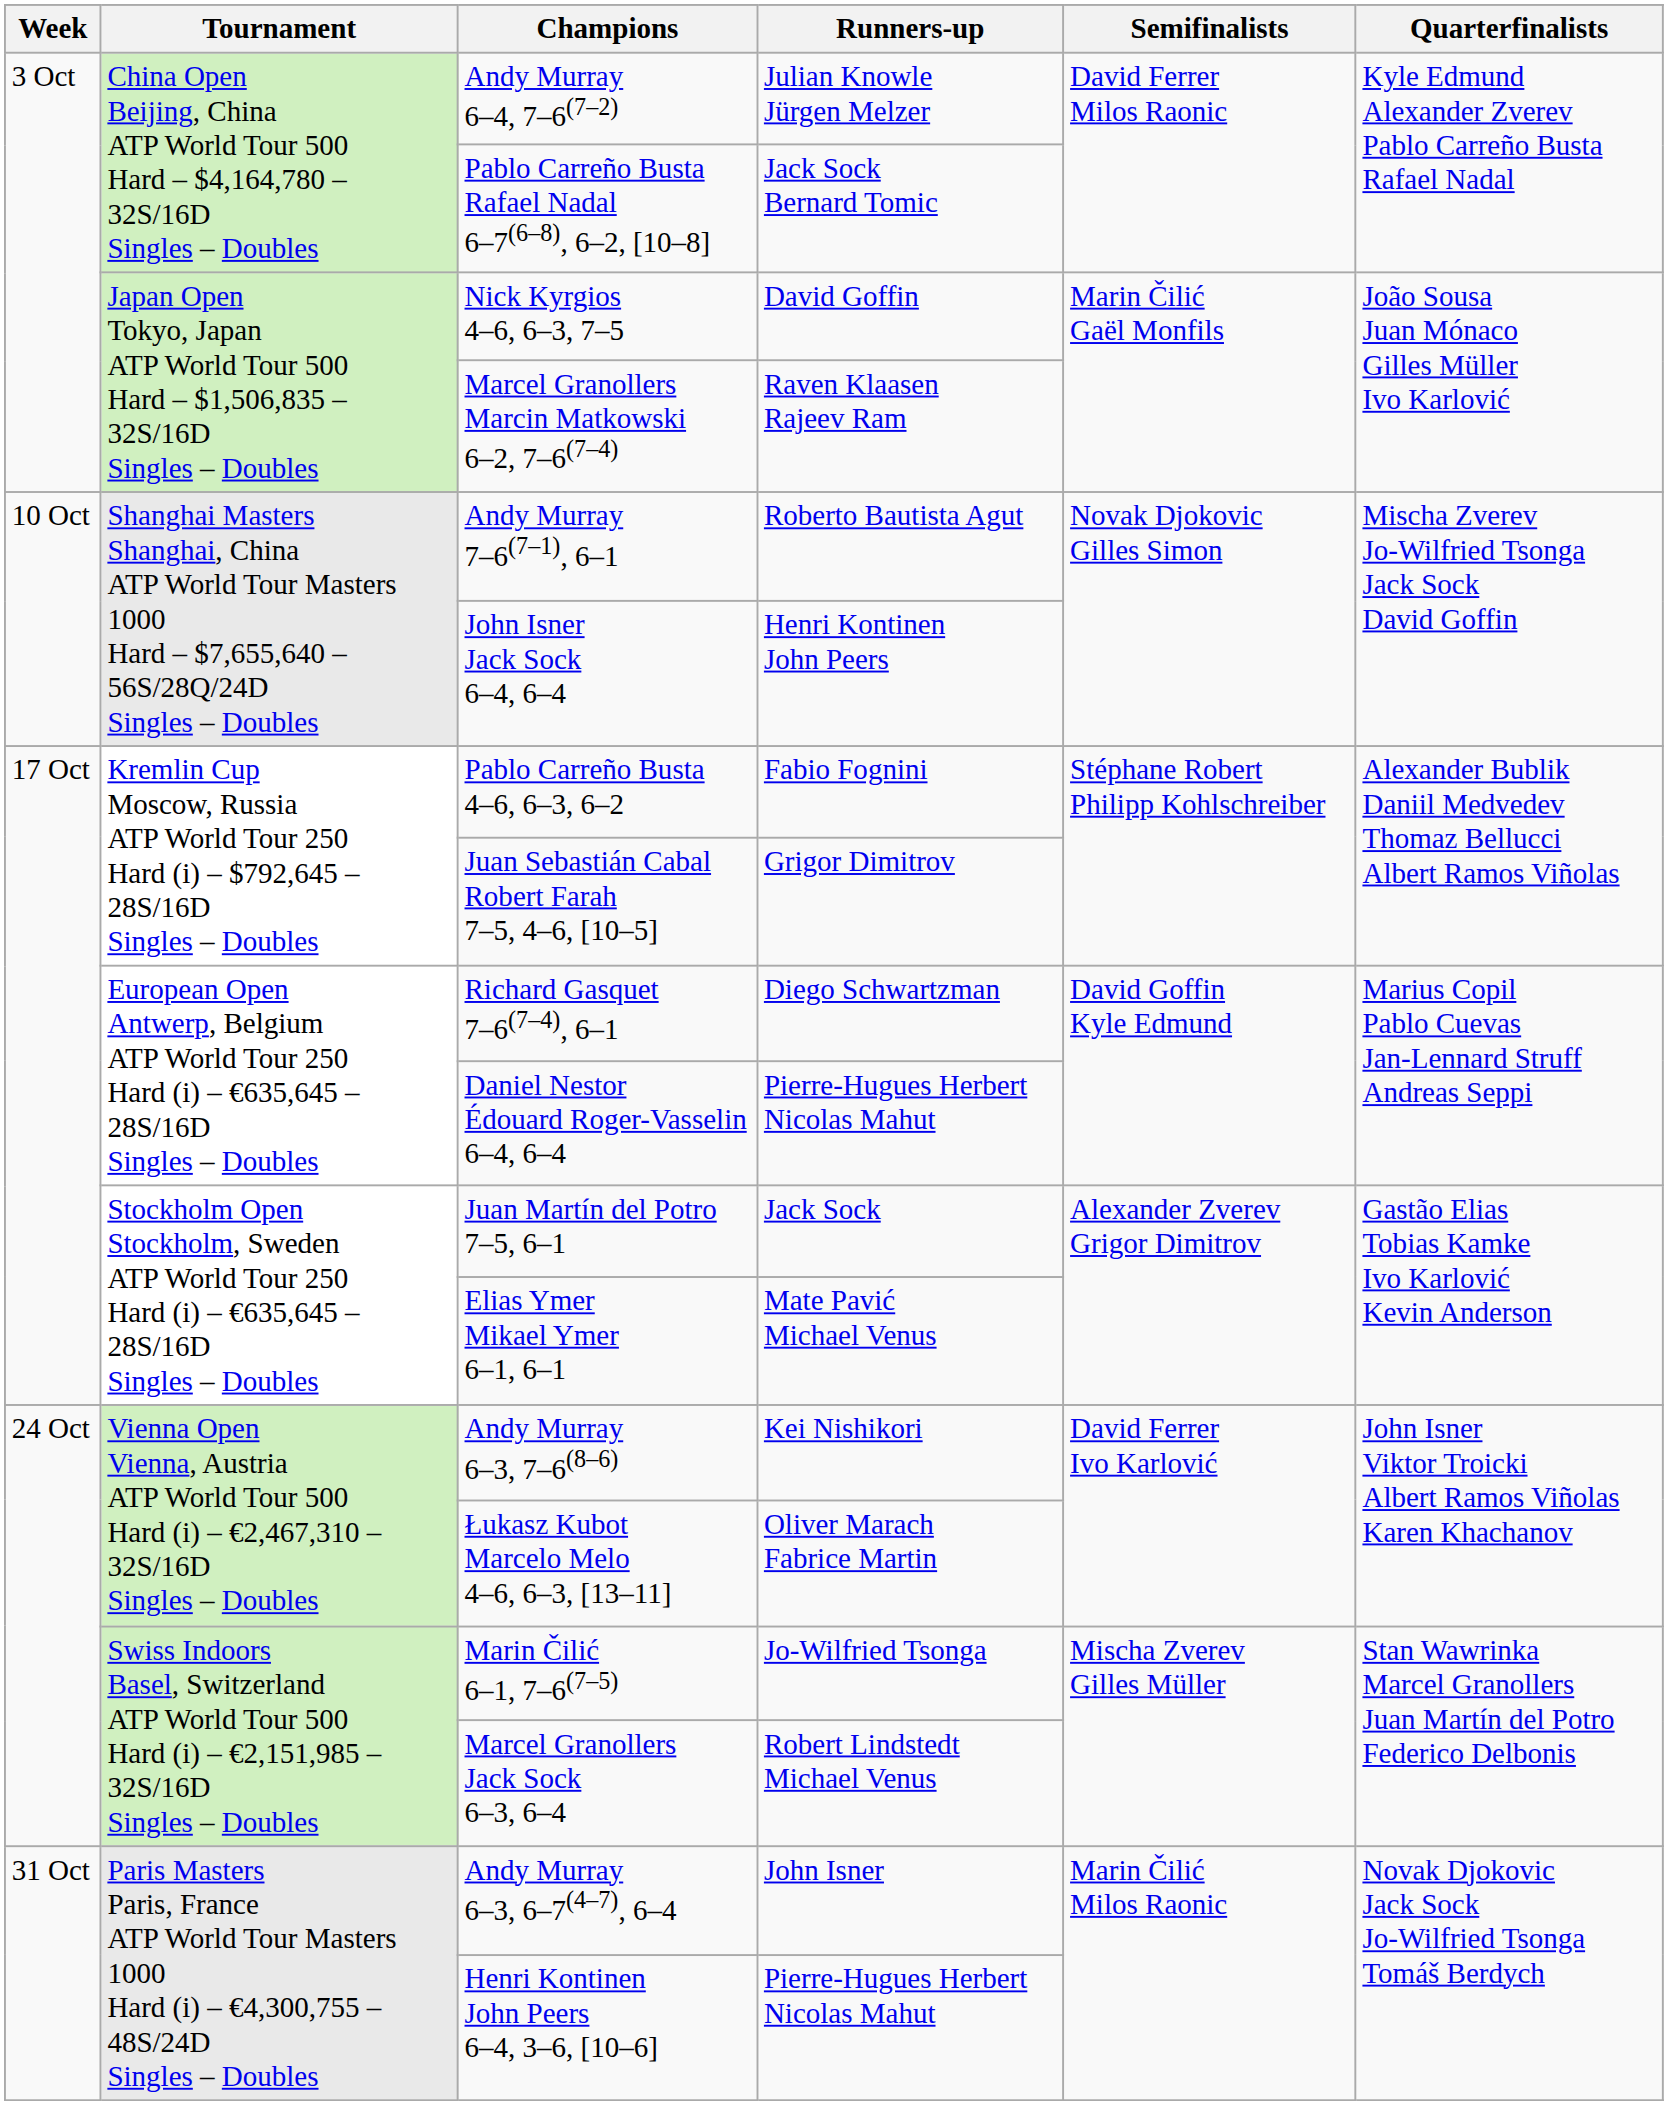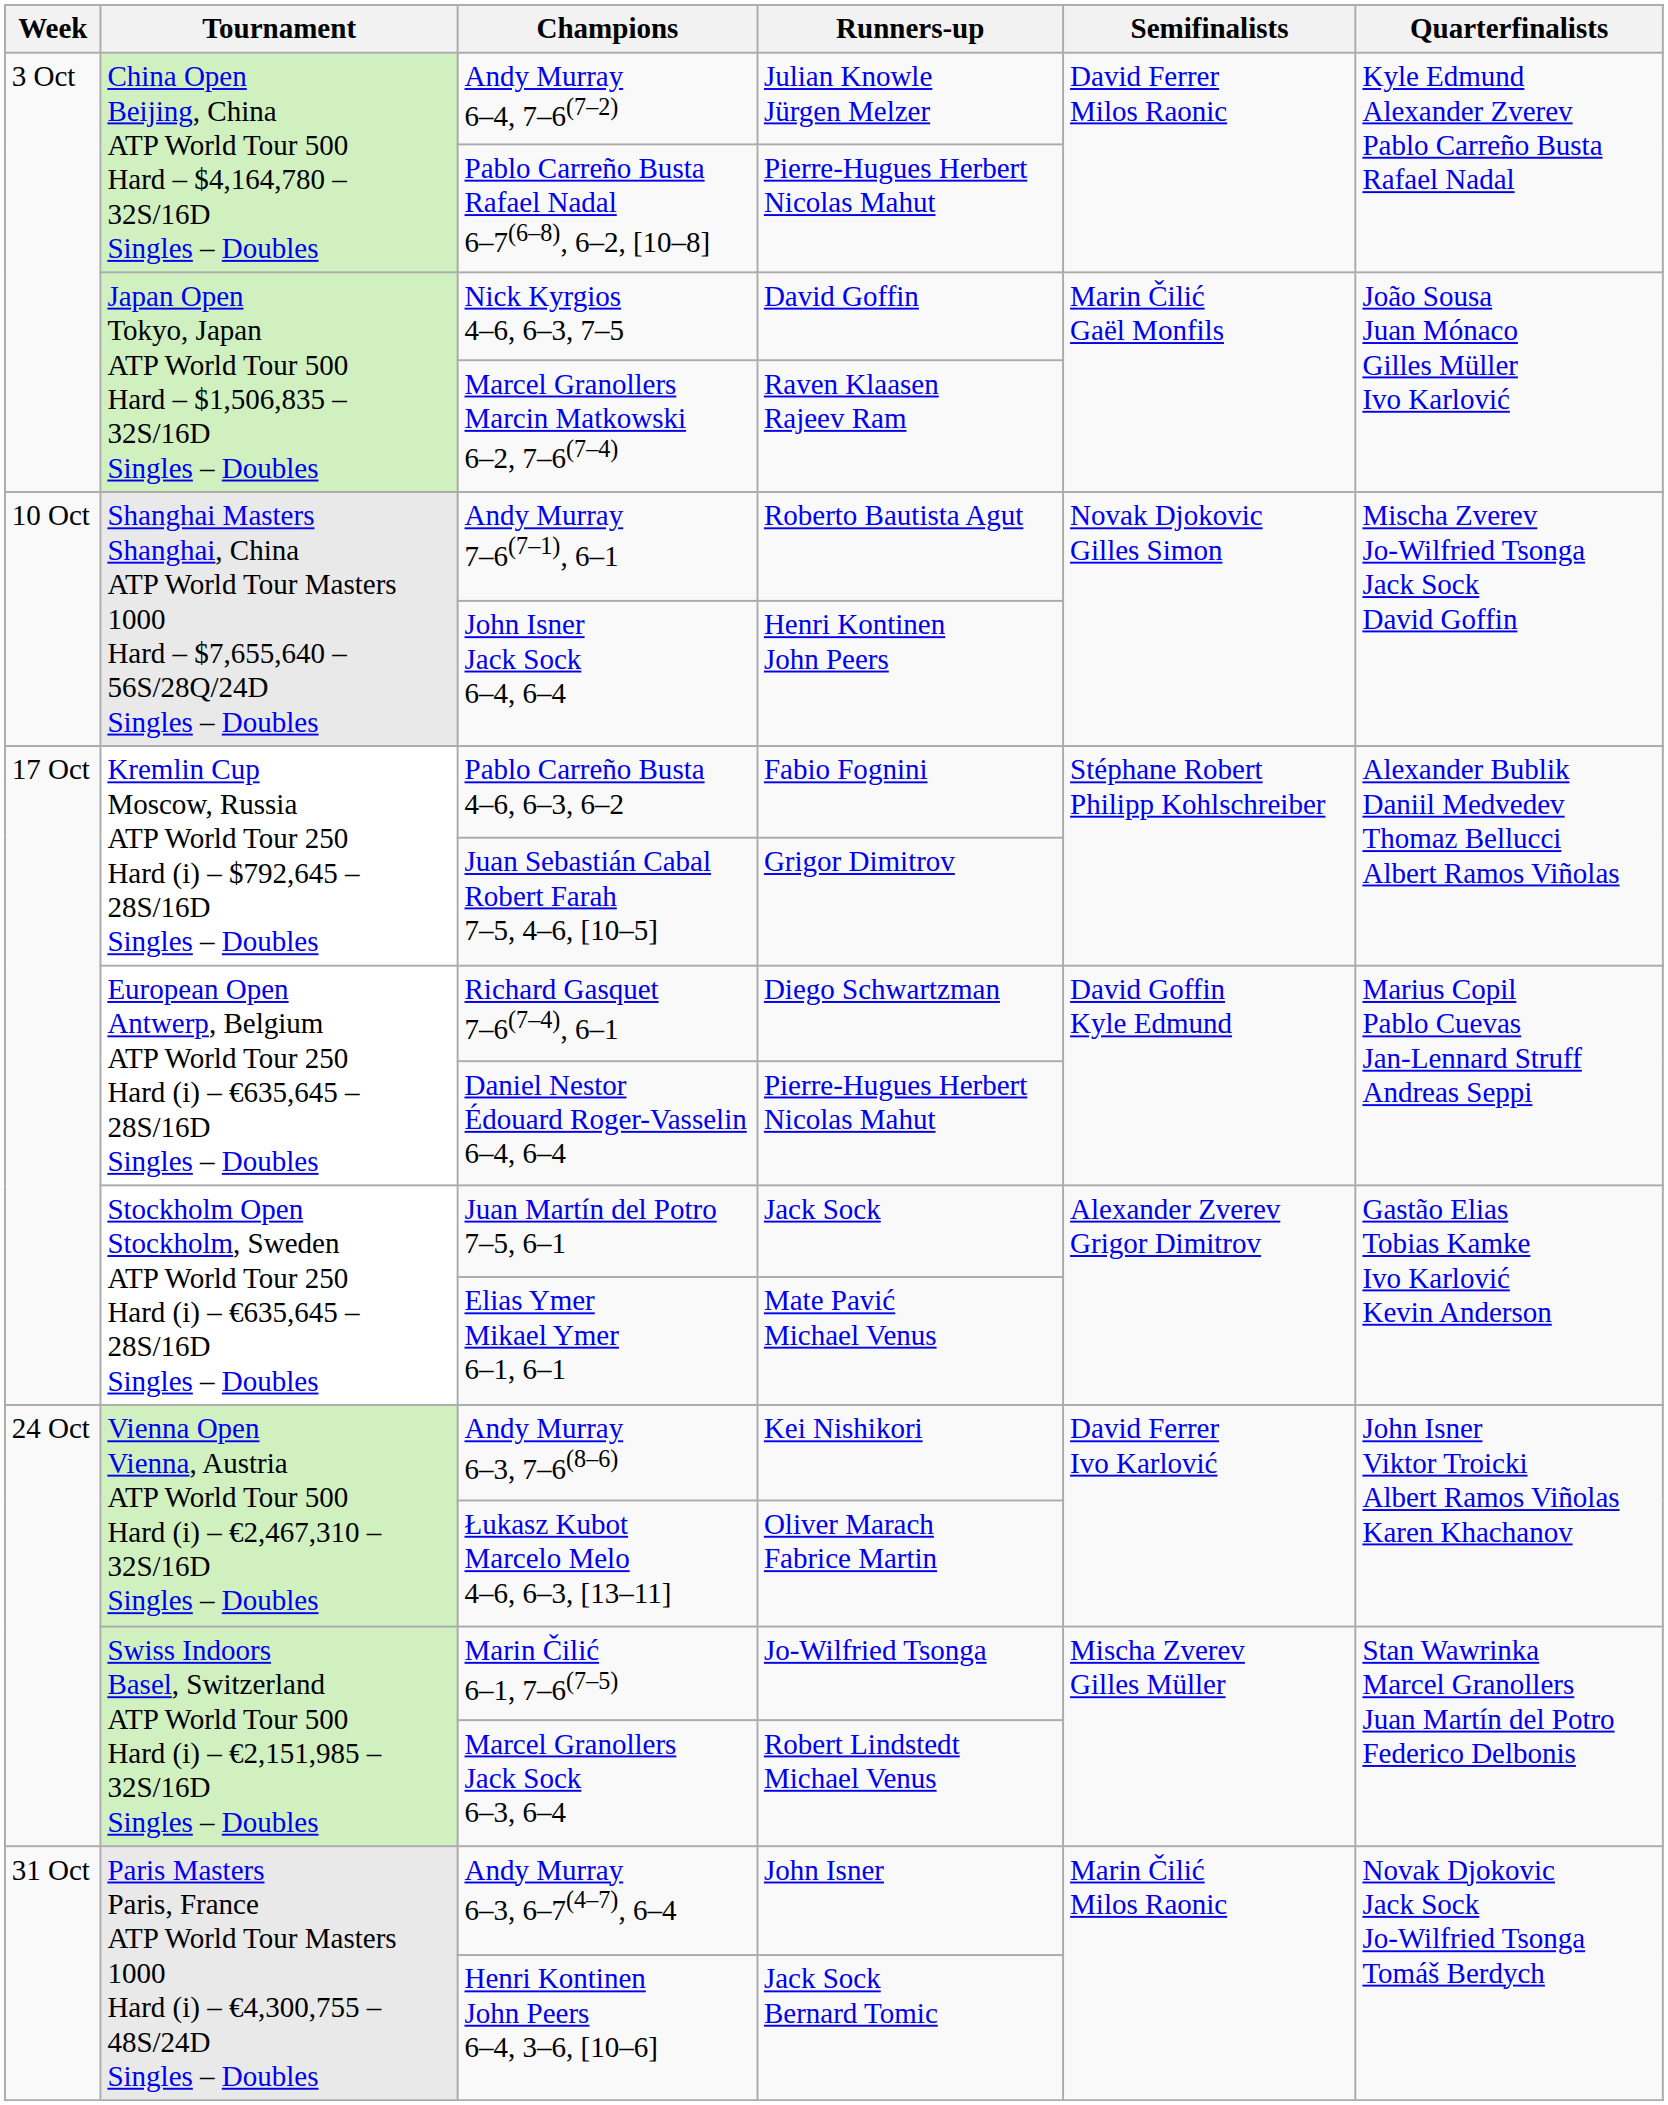(851, 185) Jack Sock Bernard Tomic -> (896, 185) Pierre-Hugues Herbert Nicolas Mahut
(896, 1995) Pierre-Hugues Herbert Nicolas Mahut -> (851, 1995) Jack Sock Bernard Tomic
